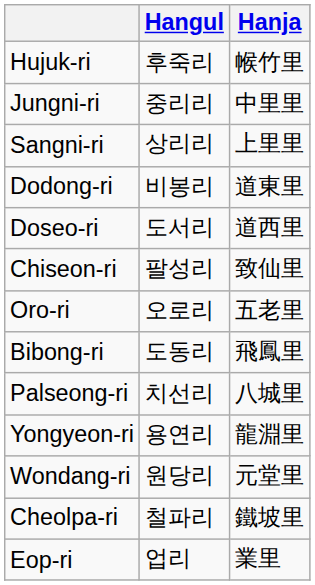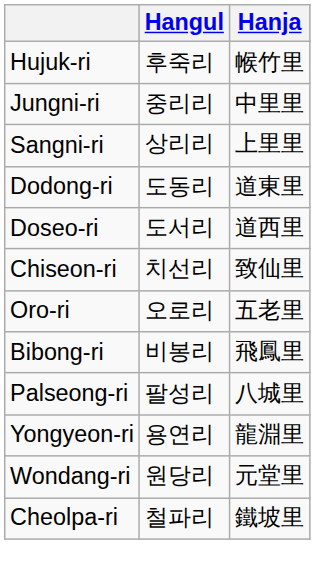(180, 185) 비봉리 -> (180, 185) 도동리
(180, 268) 팔성리 -> (180, 268) 치선리
(180, 351) 도동리 -> (180, 351) 비봉리
(180, 392) 치선리 -> (180, 392) 팔성리
- row: (41, 559)
